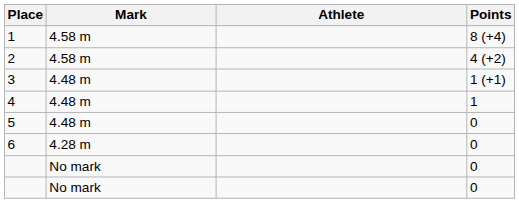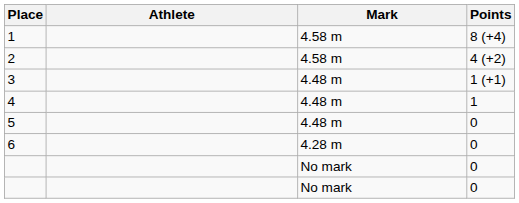columns swapped: (341, 15) <-> (131, 15)
